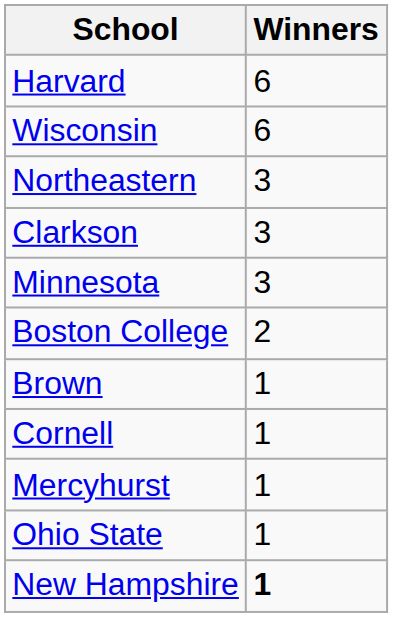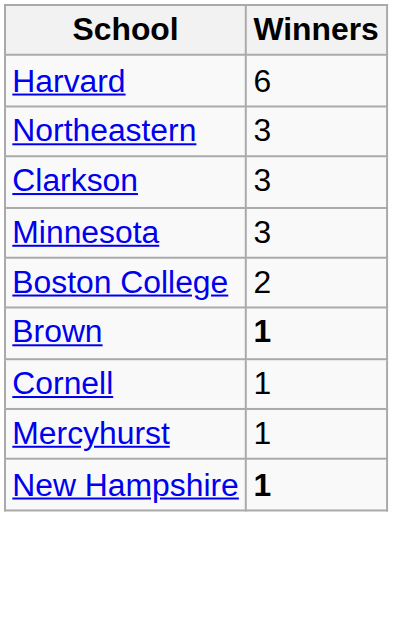- row: (85, 130)
(262, 383) normal -> (262, 332) bold
- row: (88, 534)
